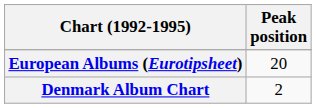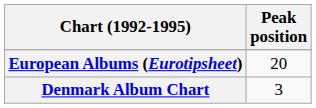(279, 90) 2 -> (279, 90) 3
